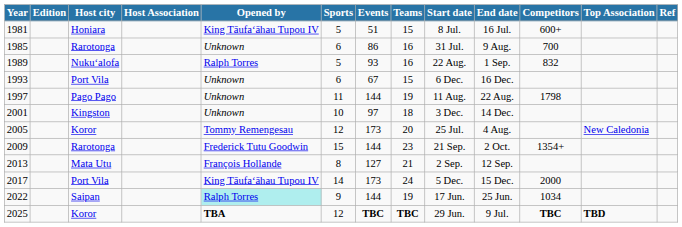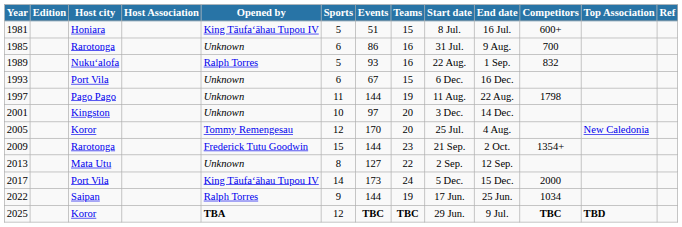(408, 113) 18 -> (408, 113) 20
(373, 130) 173 -> (373, 130) 170
(243, 163) François Hollande -> (224, 163) Unknown
(408, 163) 21 -> (408, 163) 22
(231, 197) paleturquoise background -> (231, 197) no background
